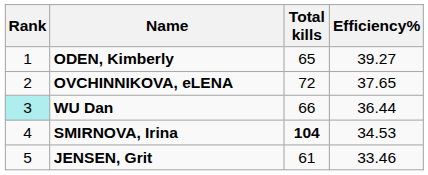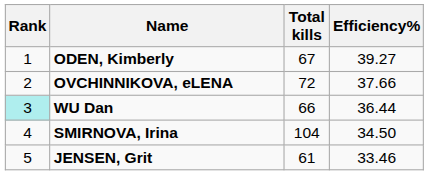(307, 59) 65 -> (307, 59) 67
(377, 83) 37.65 -> (377, 83) 37.66
(307, 132) bold -> (307, 132) normal
(377, 132) 34.53 -> (377, 132) 34.50
